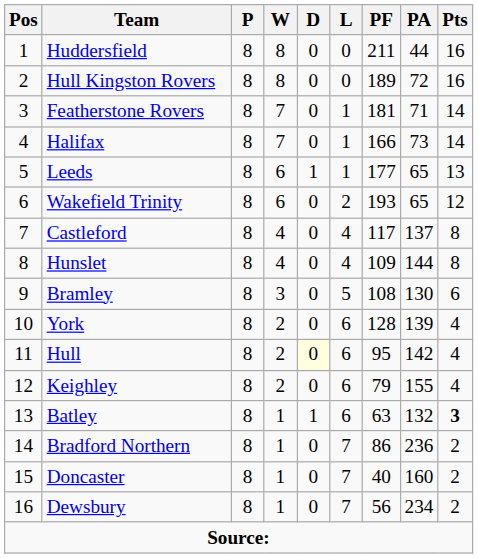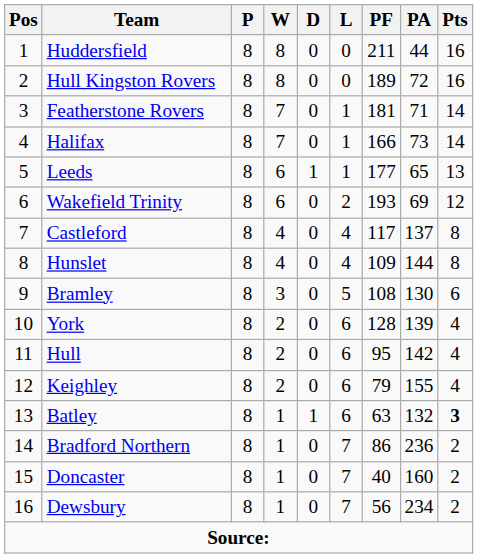(419, 202) 65 -> (419, 202) 69
(313, 354) lightyellow background -> (313, 354) no background
